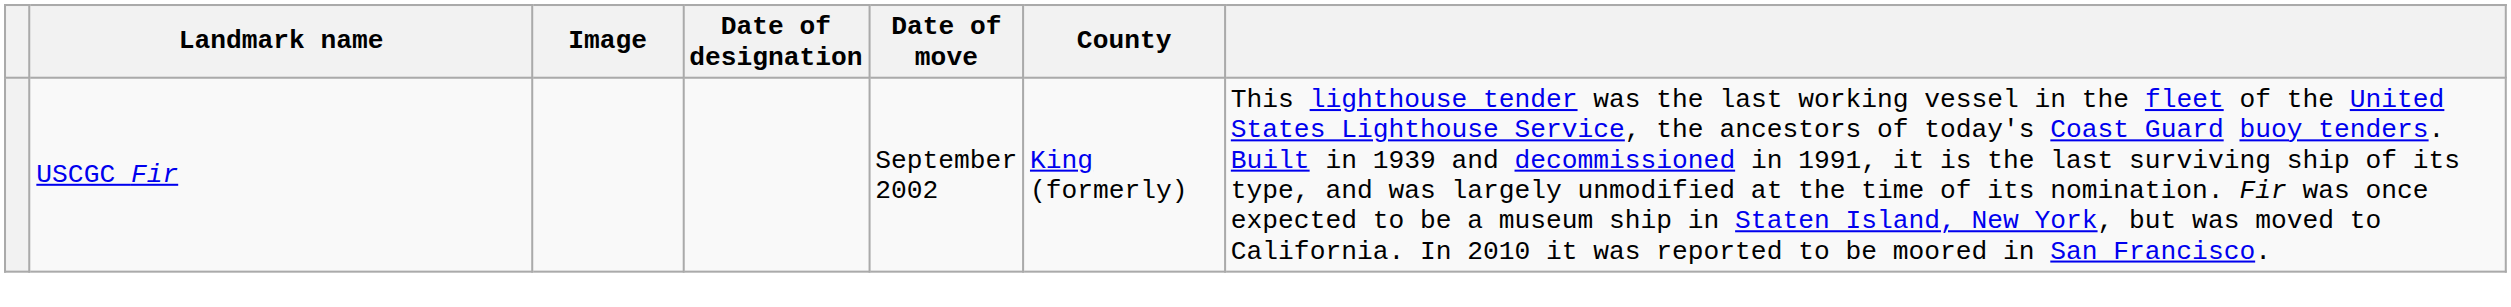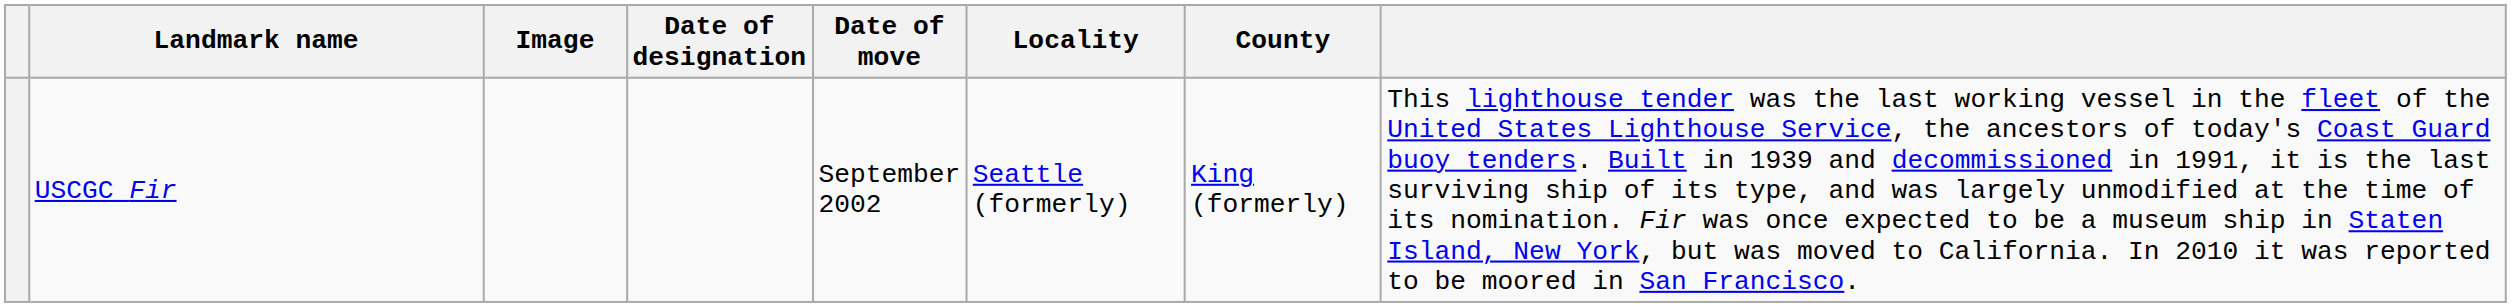+ column: (1076, 42)
